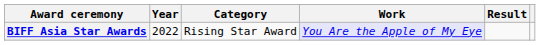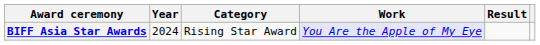(165, 31) 2022 -> (165, 31) 2024
